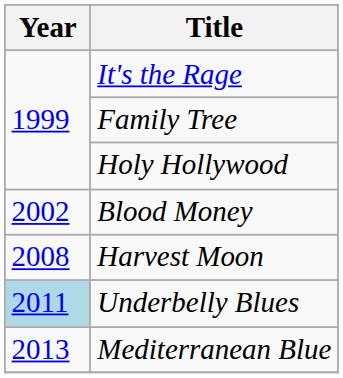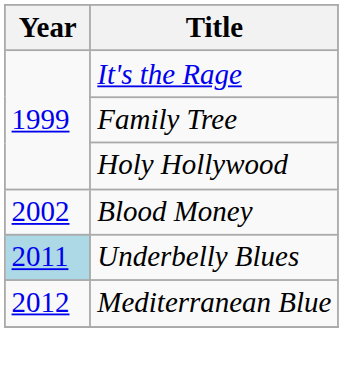- row: (181, 257)
(41, 348) 2013 -> (41, 303) 2012
